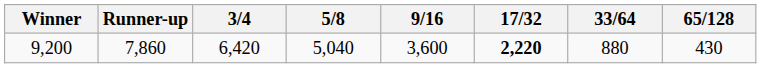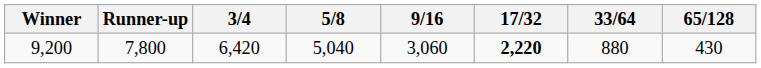(145, 47) 7,860 -> (145, 47) 7,800
(427, 47) 3,600 -> (427, 47) 3,060
